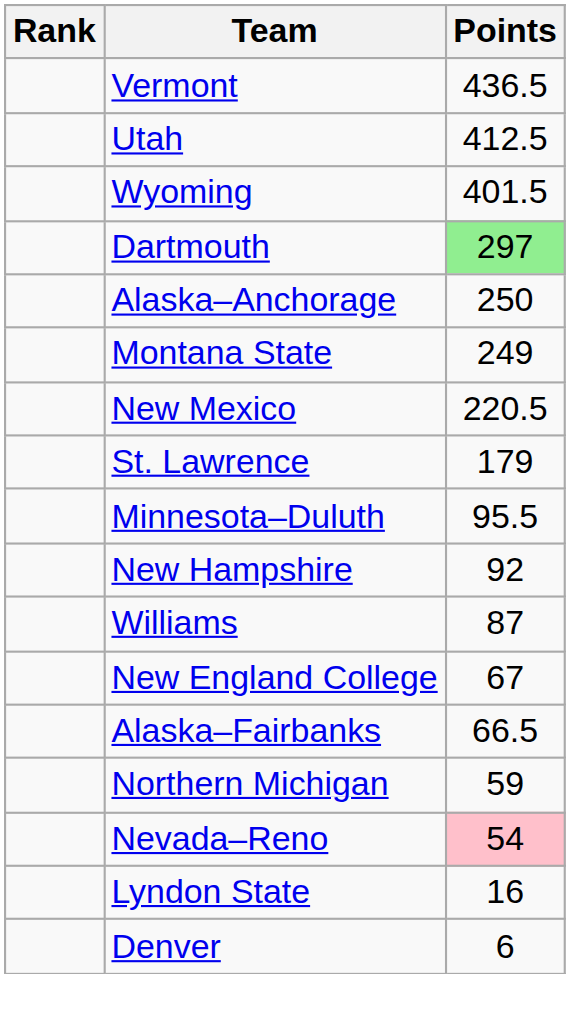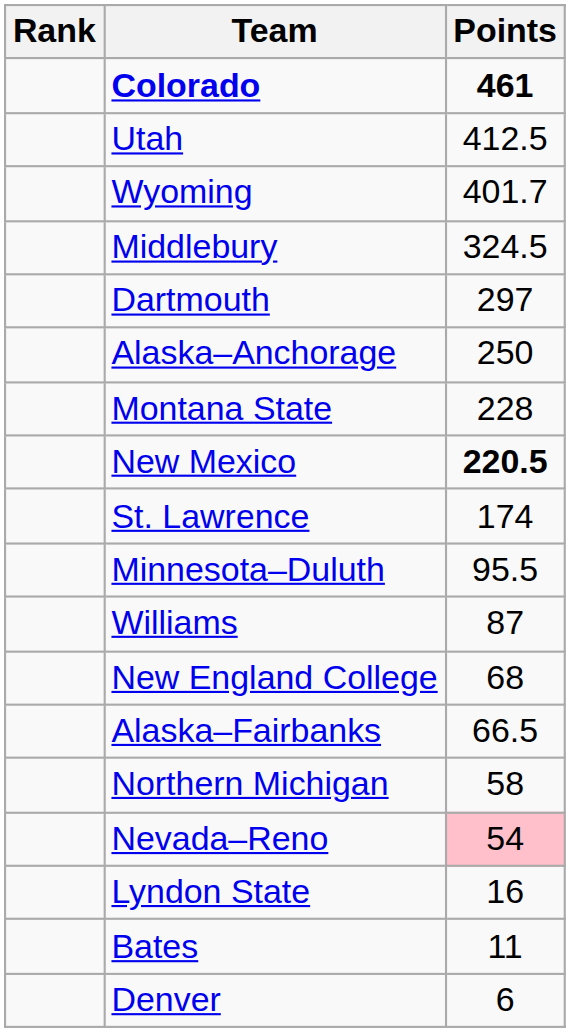+ row: (186, 85)
- row: (175, 85)
(505, 192) 401.5 -> (505, 192) 401.7
+ row: (194, 246)
(505, 246) lightgreen background -> (505, 300) no background
(505, 354) 249 -> (505, 407) 228
(505, 407) normal -> (505, 461) bold
(505, 461) 179 -> (505, 515) 174
- row: (232, 569)
(505, 676) 67 -> (505, 676) 68
(505, 784) 59 -> (505, 784) 58
+ row: (155, 945)
